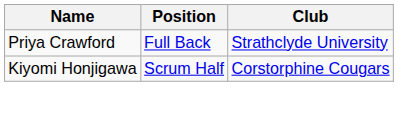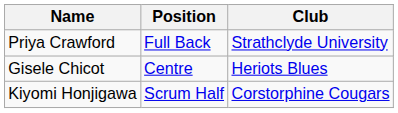+ row: (56, 68)
